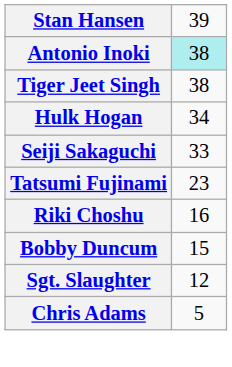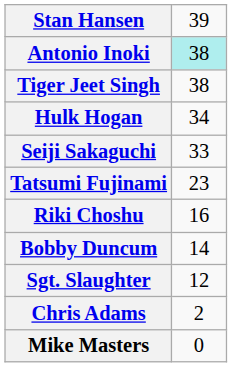(199, 248) 15 -> (199, 248) 14
(199, 313) 5 -> (199, 313) 2
+ row: (89, 345)
